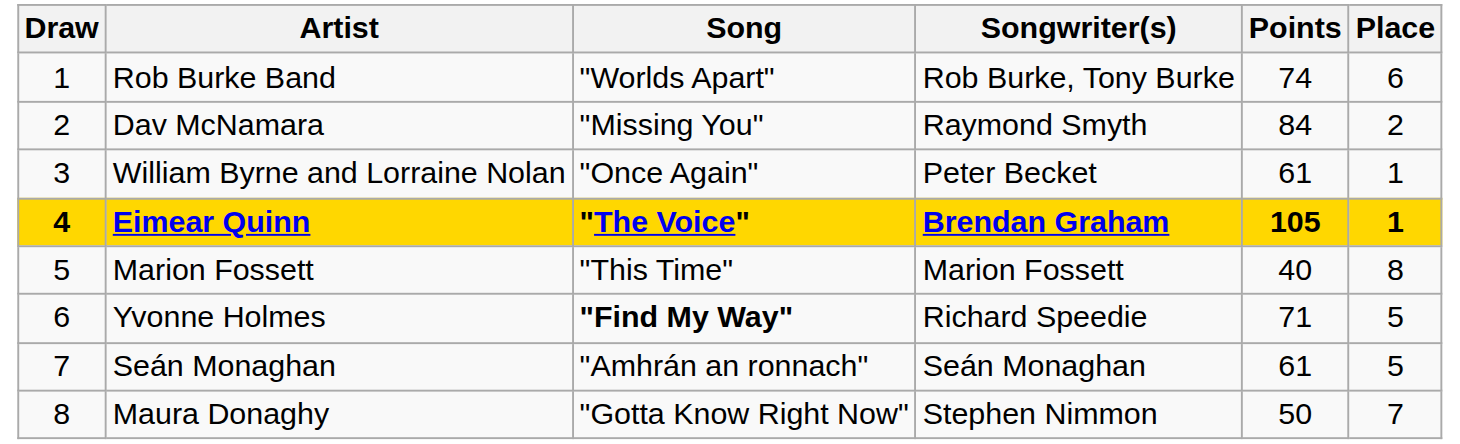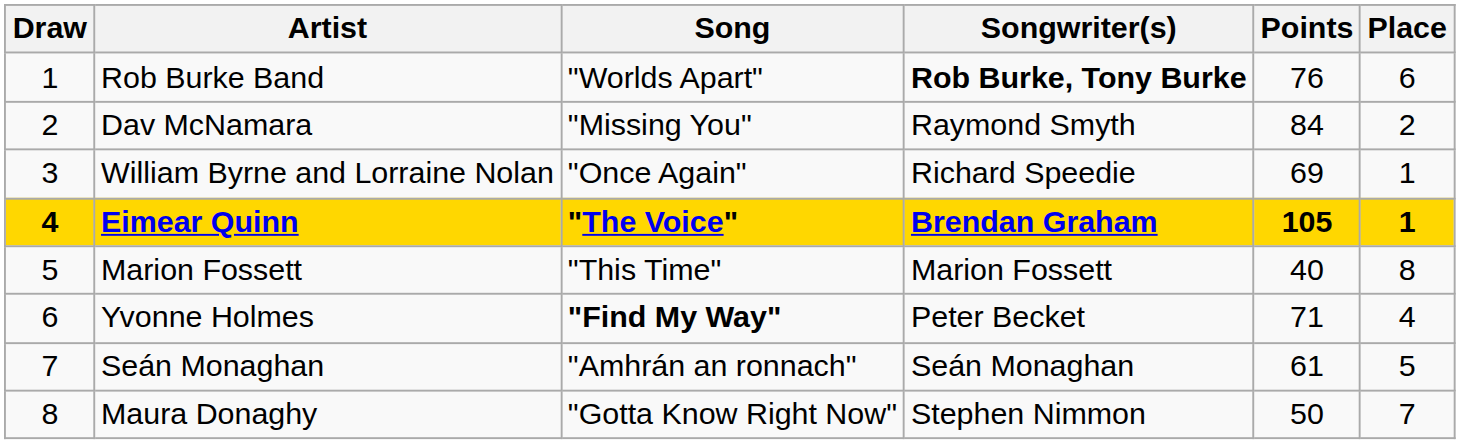(1079, 76) normal -> (1079, 76) bold
(1295, 76) 74 -> (1307, 76) 76
(1010, 173) Peter Becket -> (1023, 173) Richard Speedie
(1295, 173) 61 -> (1307, 173) 69
(1035, 317) Richard Speedie -> (998, 317) Peter Becket
(1395, 317) 5 -> (1407, 317) 4
